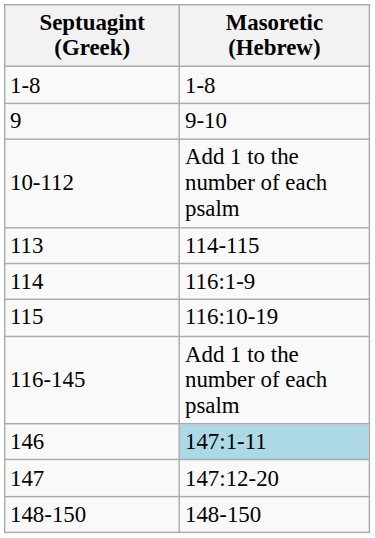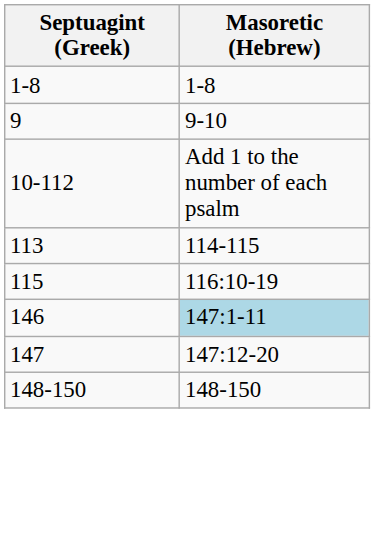- row: (27, 281)
- row: (48, 379)
